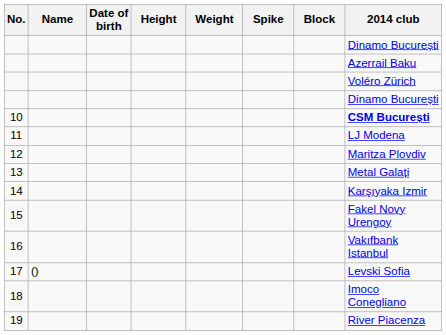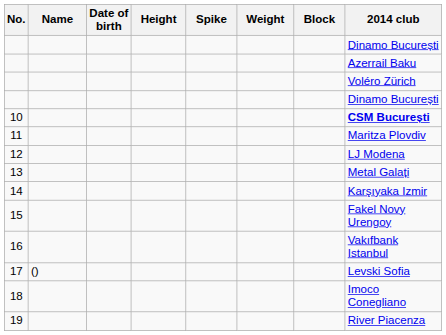columns swapped: (214, 20) <-> (268, 20)
(376, 136) LJ Modena -> (387, 136) Maritza Plovdiv
(387, 154) Maritza Plovdiv -> (376, 154) LJ Modena
